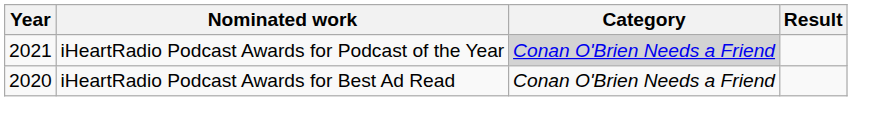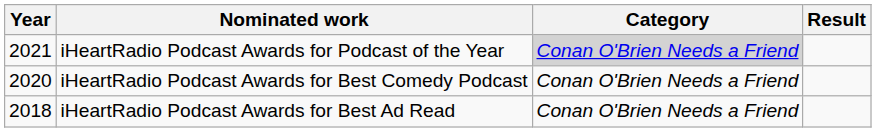+ row: (294, 80)
(30, 80) 2020 -> (30, 111) 2018
